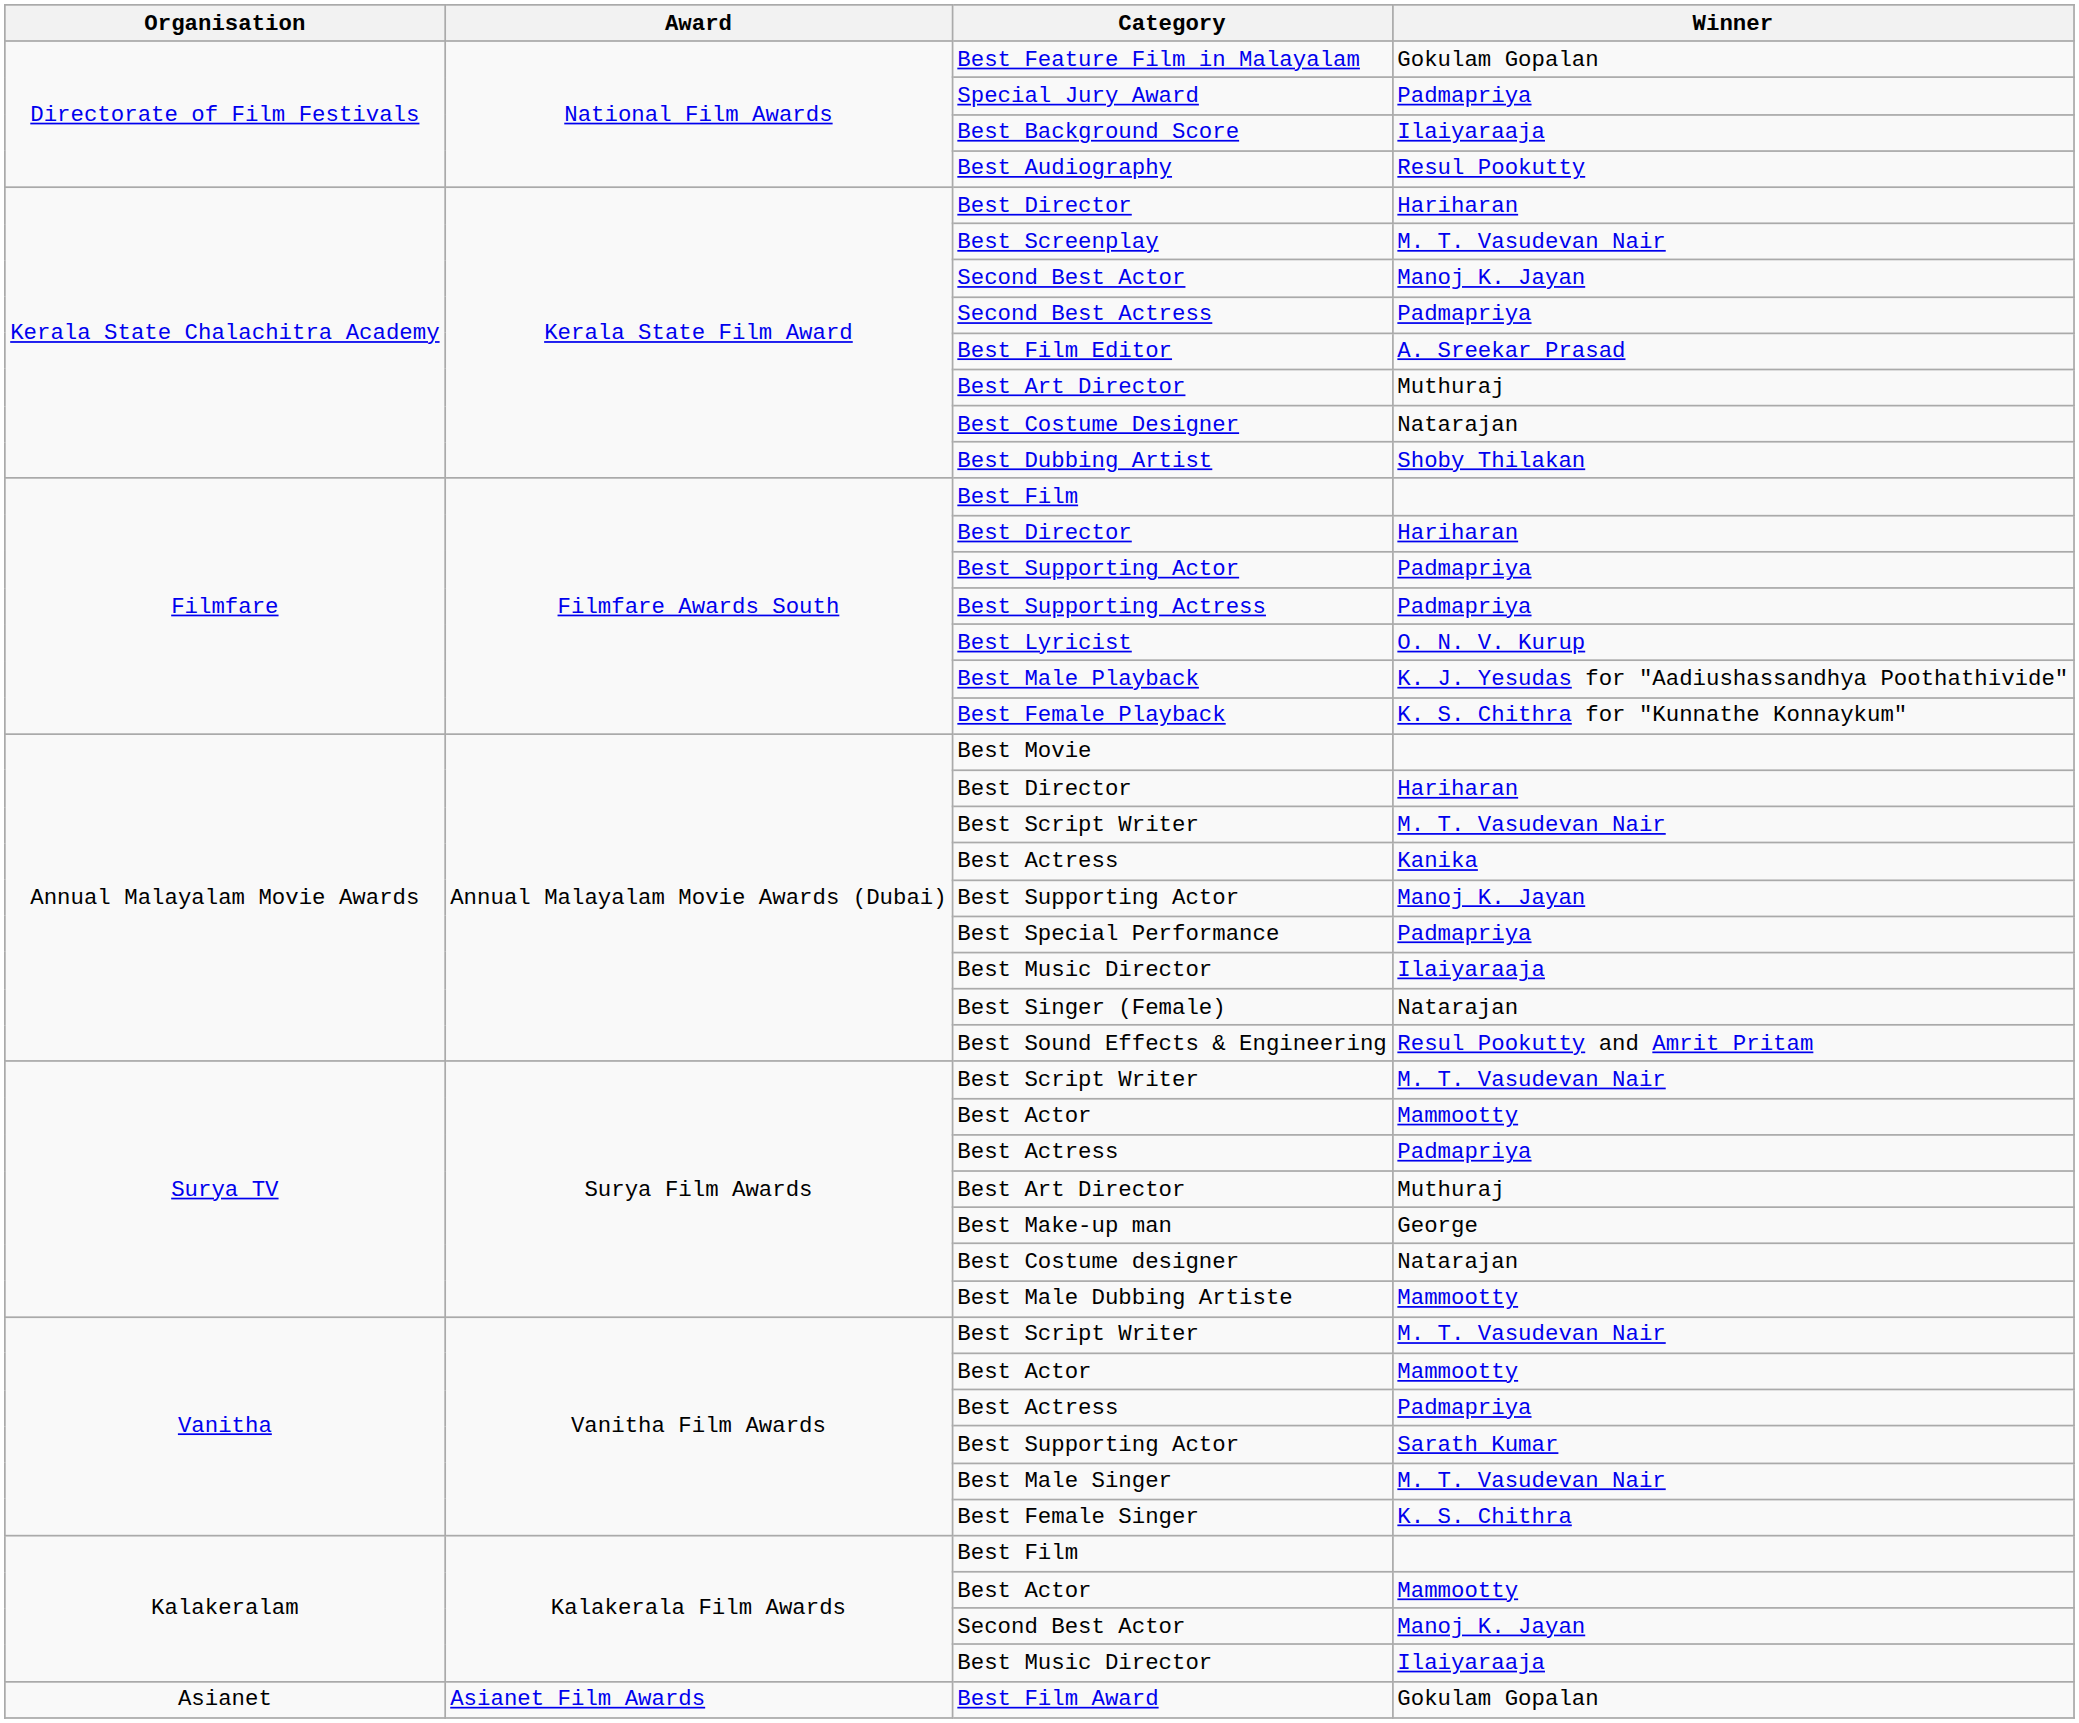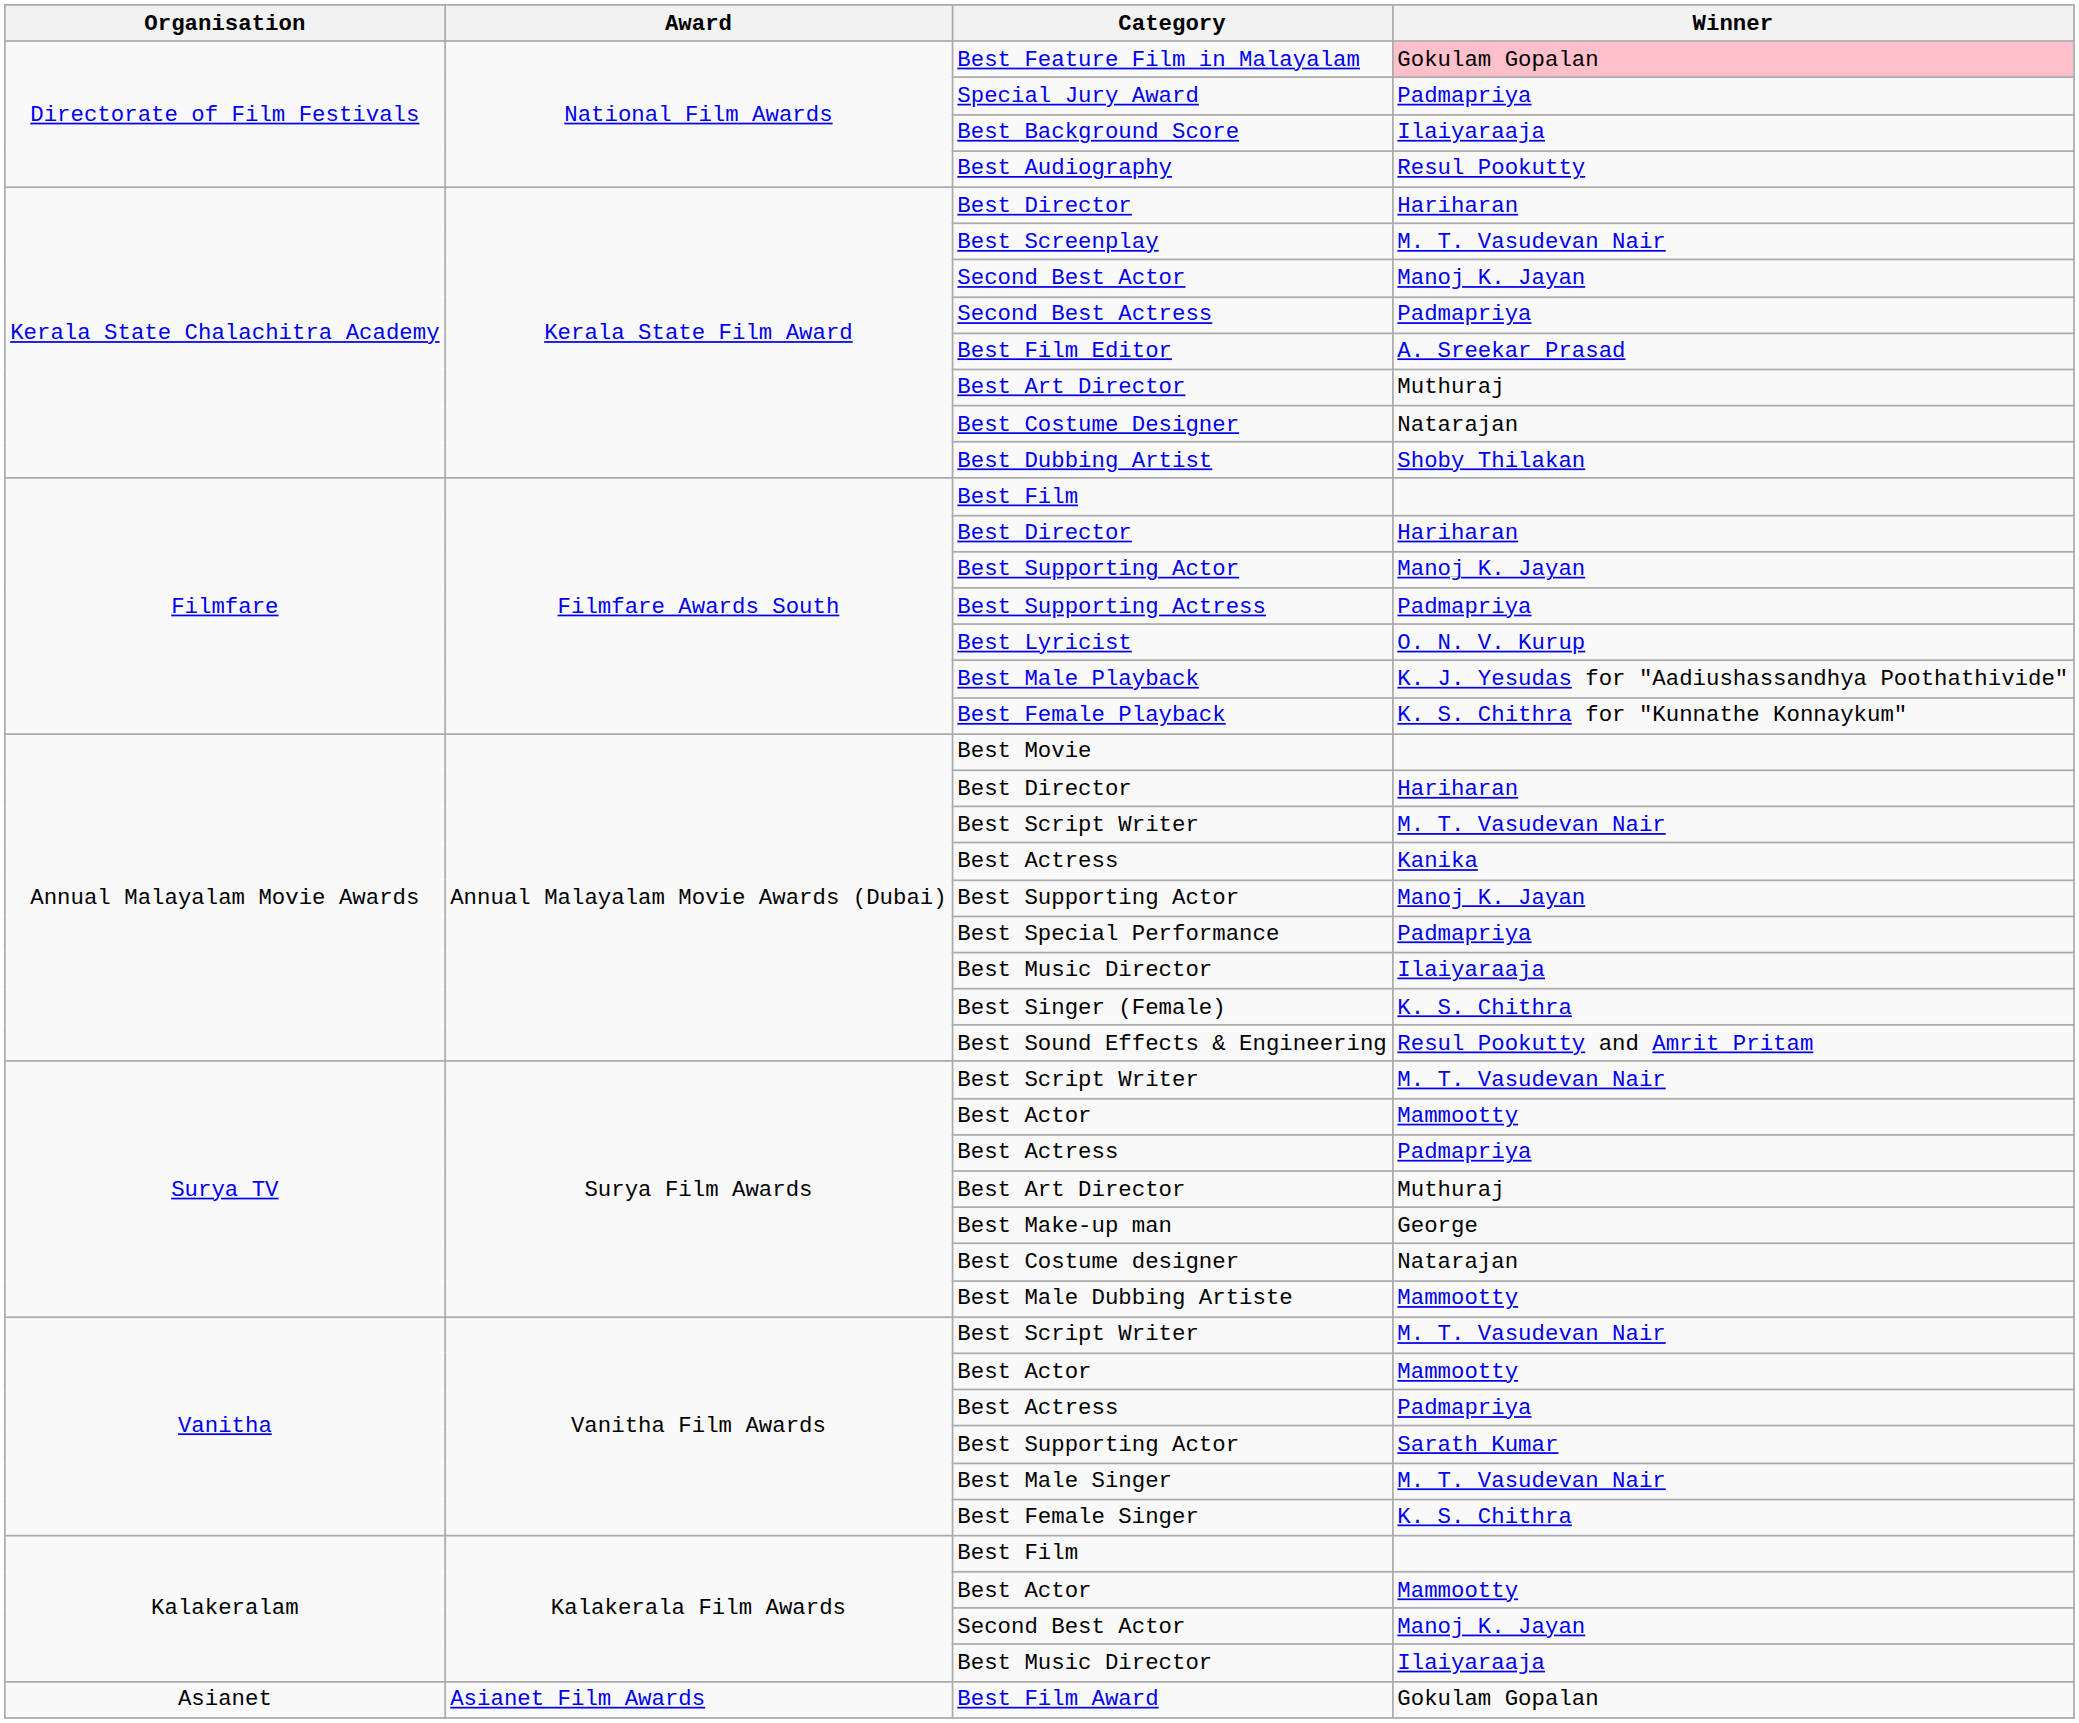(1498, 60) no background -> (1498, 60) pink background
(1464, 570) Padmapriya -> (1491, 570) Manoj K. Jayan
(1458, 1007) Natarajan -> (1485, 1007) K. S. Chithra
